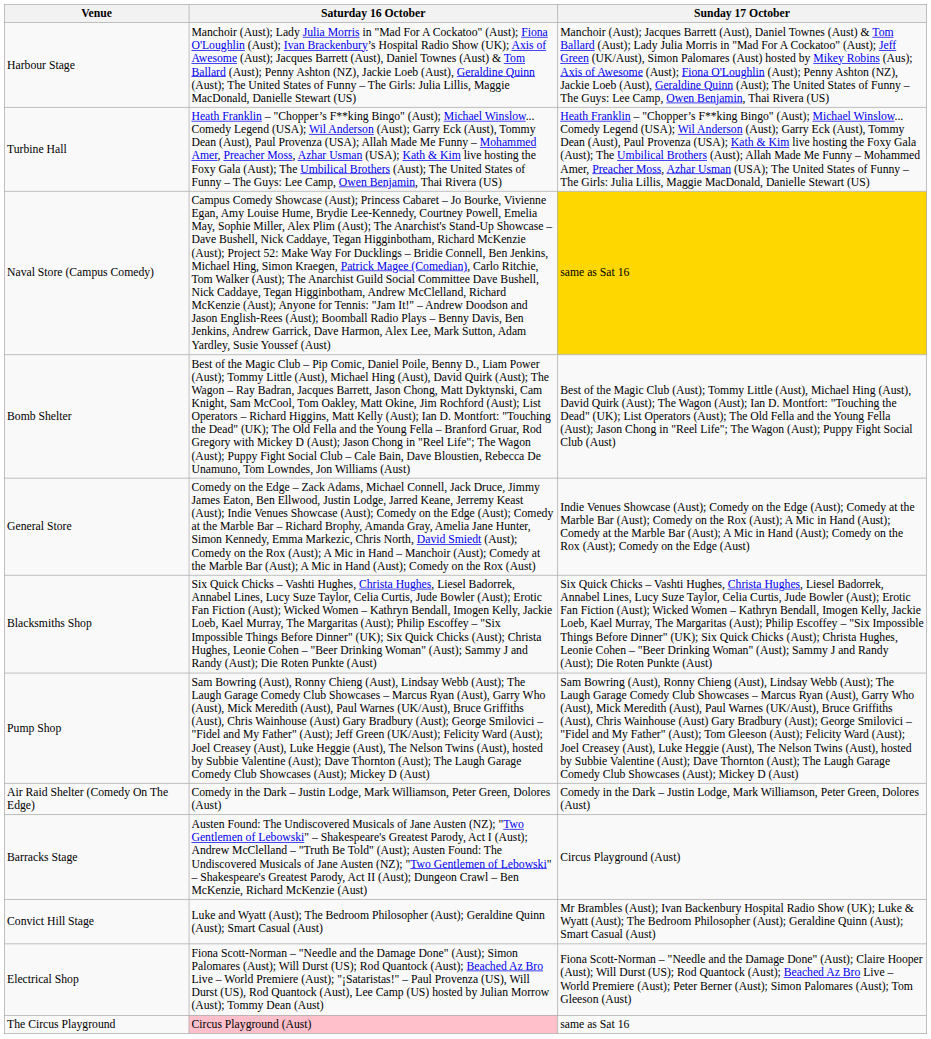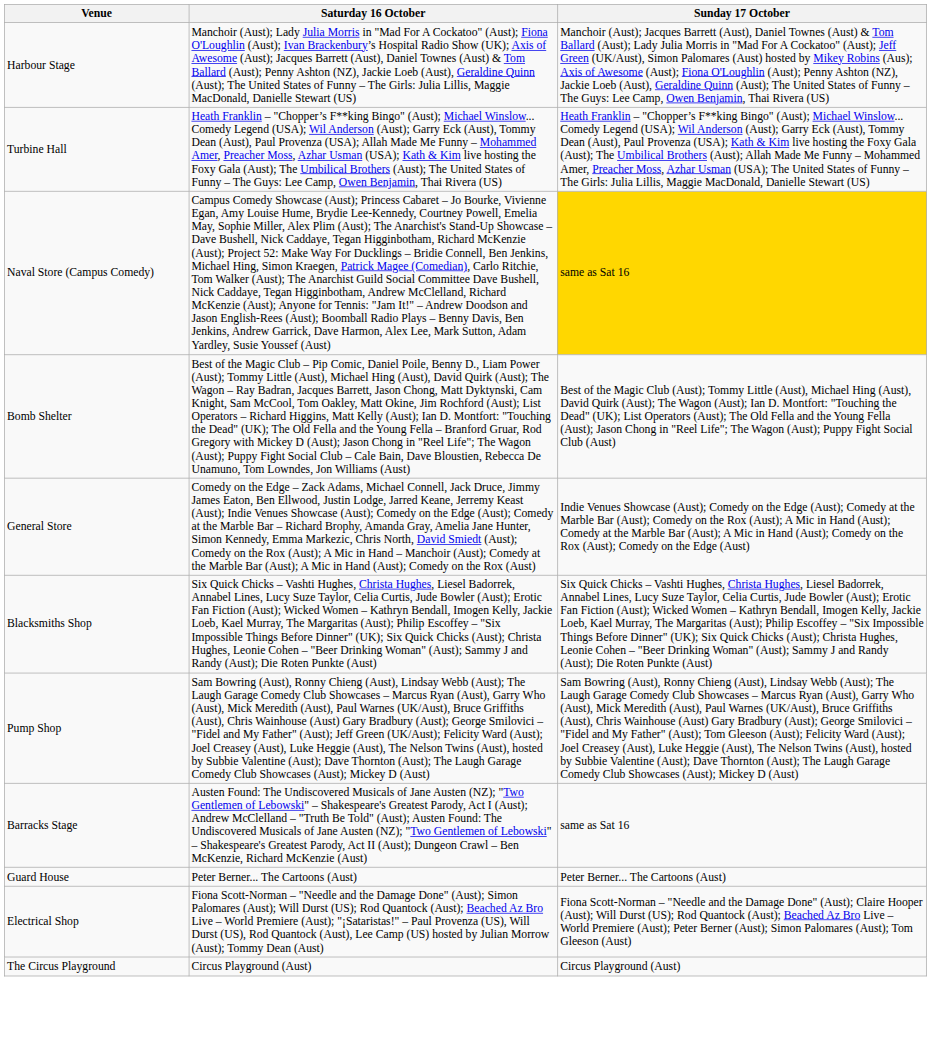- row: (88, 799)
(620, 857) Circus Playground (Aust) -> (595, 825) same as Sat 16
+ row: (38, 876)
- row: (51, 921)
(251, 1024) pink background -> (251, 966) no background
(595, 1024) same as Sat 16 -> (620, 966) Circus Playground (Aust)
